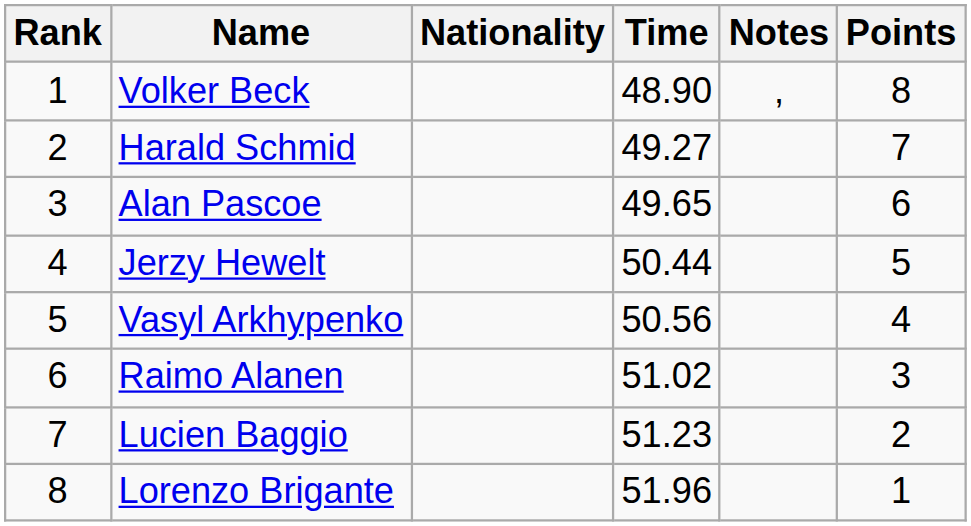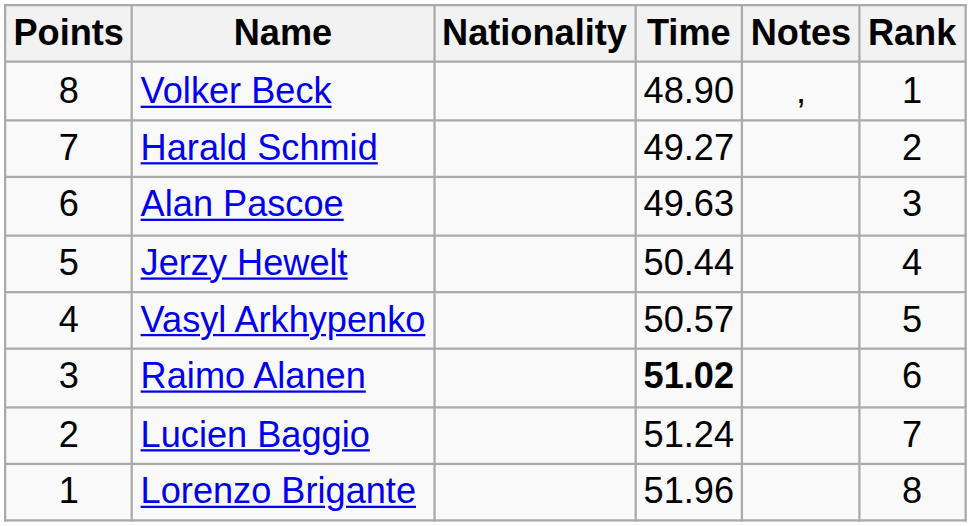columns swapped: (58, 33) <-> (901, 33)
(667, 205) 49.65 -> (689, 205) 49.63
(667, 319) 50.56 -> (689, 319) 50.57
(667, 377) normal -> (689, 377) bold
(667, 434) 51.23 -> (689, 434) 51.24
